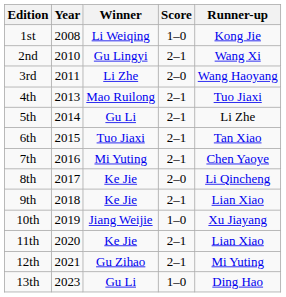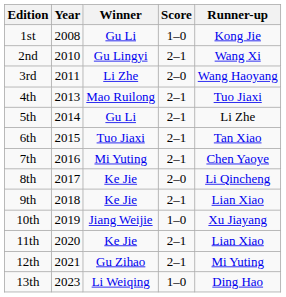(121, 35) Li Weiqing -> (121, 35) Gu Li
(121, 281) Gu Li -> (121, 281) Li Weiqing
